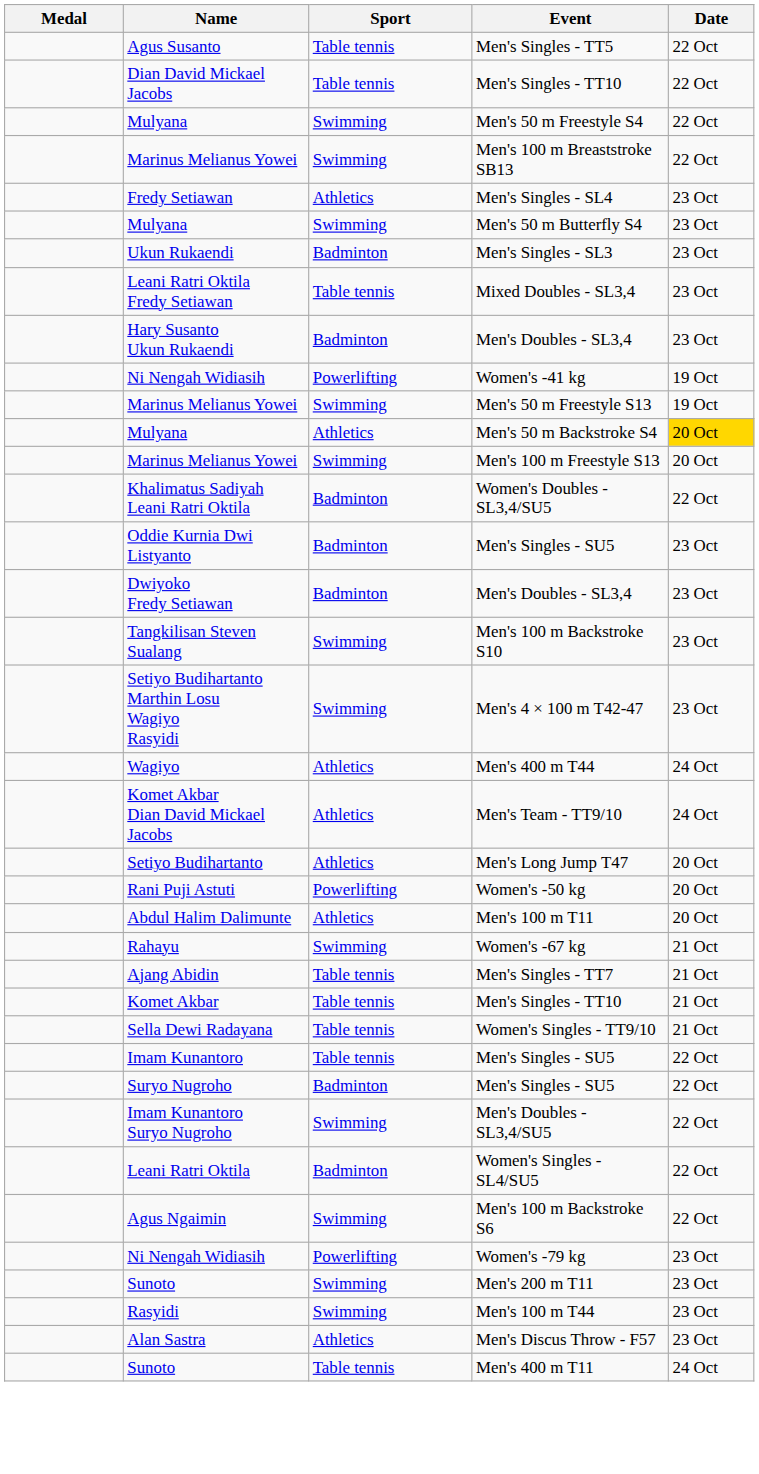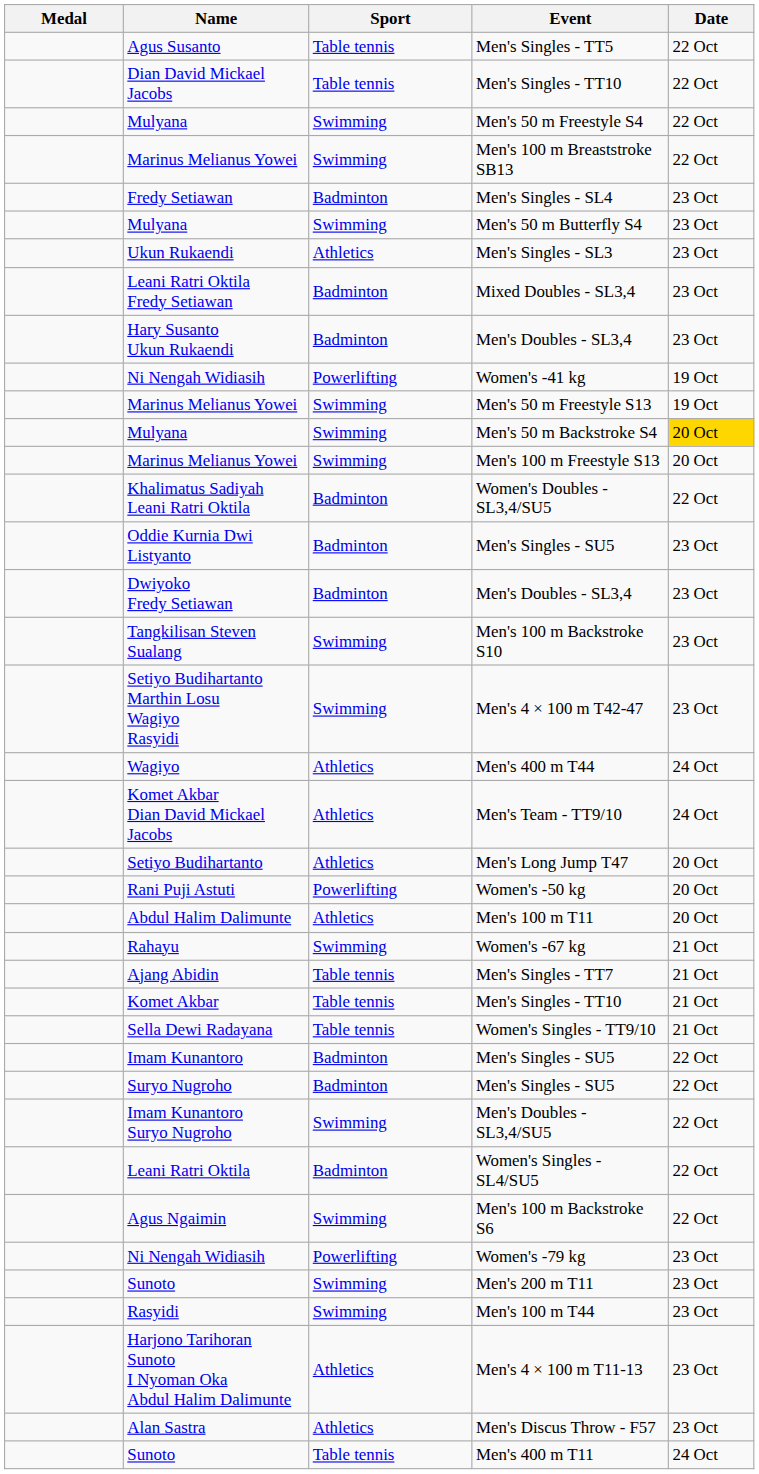(343, 197) Athletics -> (350, 197) Badminton
(350, 253) Badminton -> (343, 253) Athletics
(354, 291) Table tennis -> (350, 291) Badminton
(343, 432) Athletics -> (350, 432) Swimming
(354, 1057) Table tennis -> (350, 1057) Badminton
+ row: (209, 1369)
